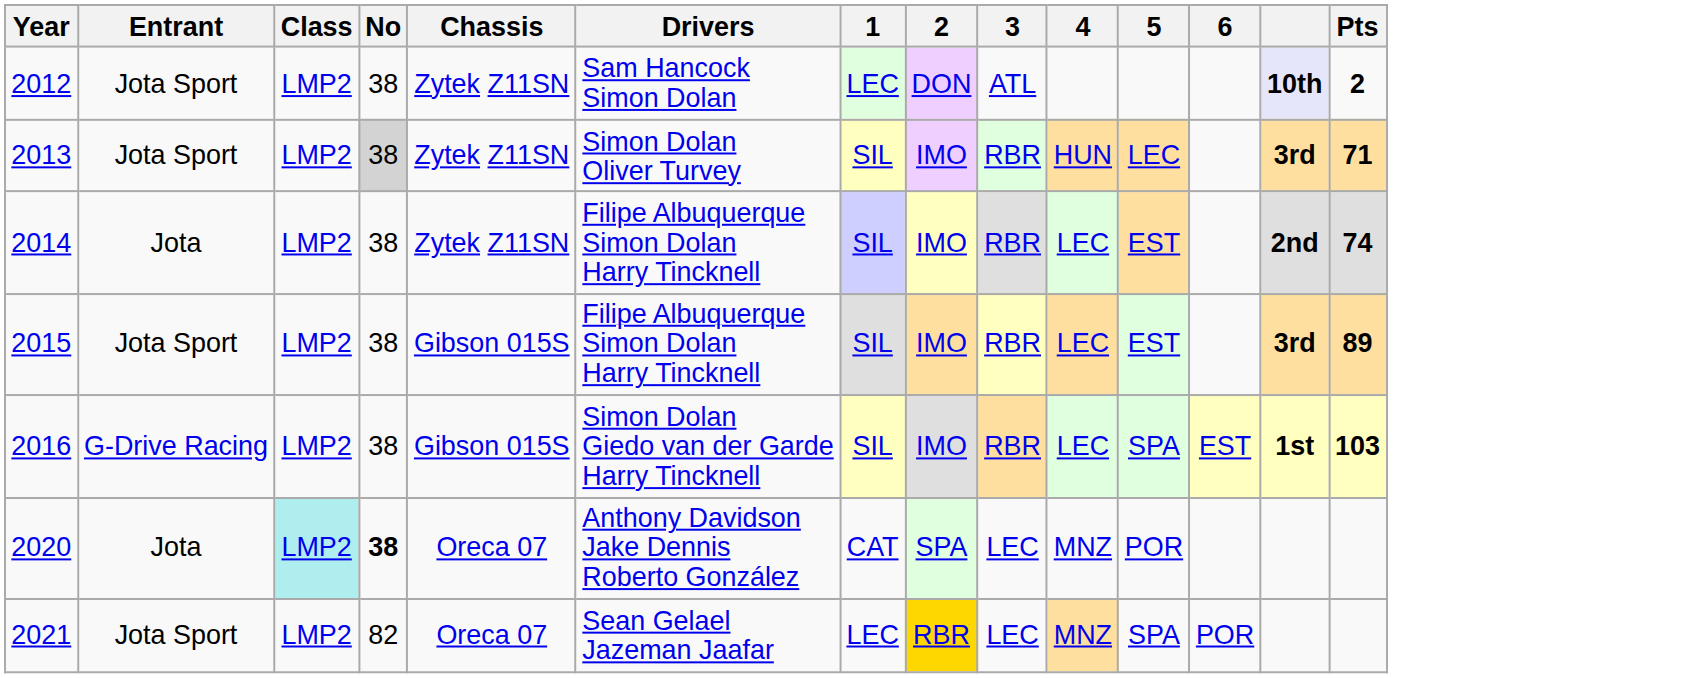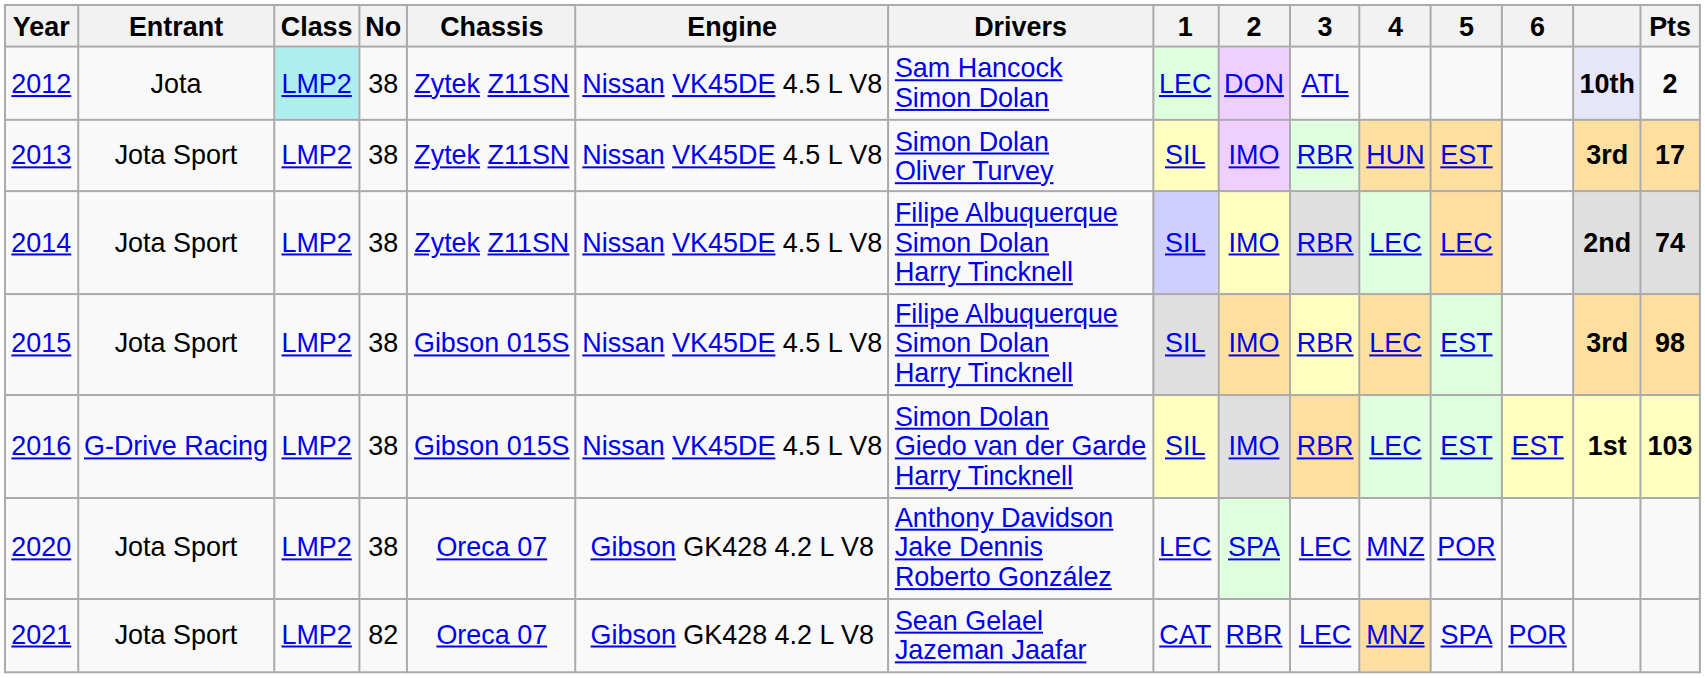+ column: (732, 26)
(176, 83) Jota Sport -> (176, 83) Jota
(317, 83) no background -> (317, 83) paleturquoise background
(383, 155) lightgrey background -> (383, 155) no background
(1154, 155) LEC -> (1467, 155) EST
(1358, 155) 71 -> (1670, 155) 17
(176, 242) Jota -> (176, 242) Jota Sport
(1154, 242) EST -> (1466, 242) LEC
(1358, 344) 89 -> (1670, 344) 98
(1154, 446) SPA -> (1467, 446) EST
(176, 548) Jota -> (176, 548) Jota Sport
(317, 548) paleturquoise background -> (317, 548) no background
(383, 548) bold -> (383, 548) normal
(873, 548) CAT -> (1185, 548) LEC
(873, 635) LEC -> (1185, 635) CAT
(941, 635) gold background -> (1254, 635) no background
